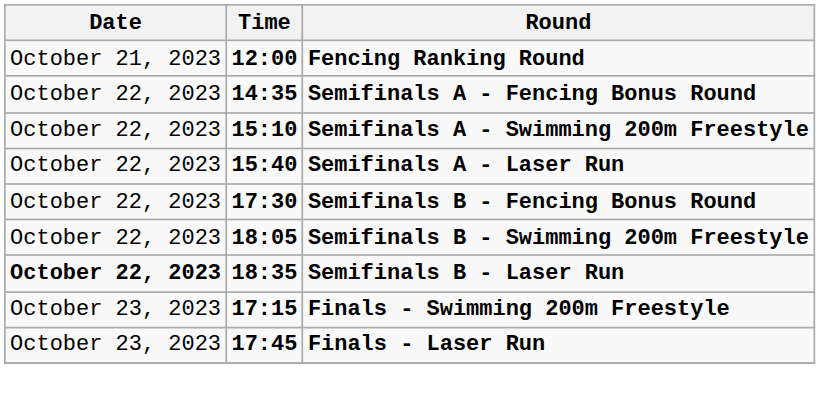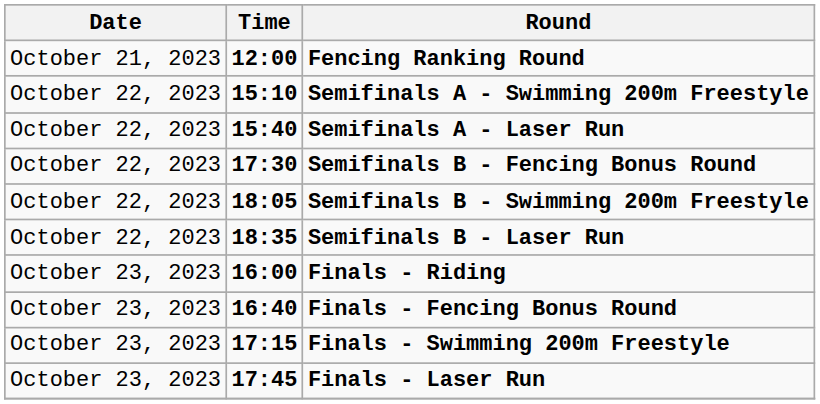- row: (532, 94)
(116, 273) bold -> (116, 238) normal
+ row: (407, 273)
+ row: (492, 309)
